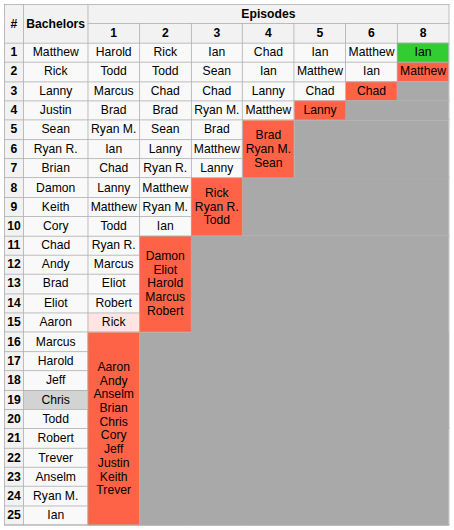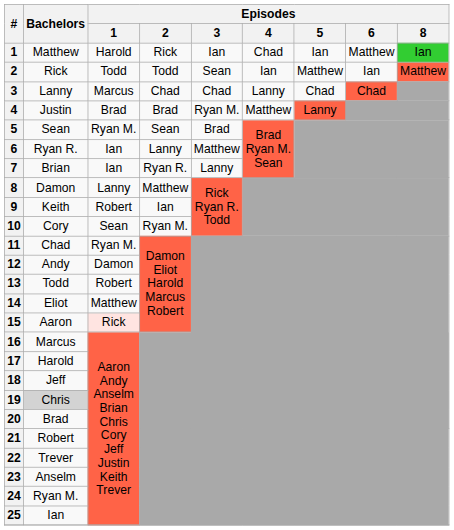(114, 168) Chad -> (114, 168) Ian
(114, 206) Matthew -> (114, 206) Robert
(165, 206) Ryan M. -> (165, 206) Ian
(114, 226) Todd -> (114, 226) Sean
(165, 226) Ian -> (165, 226) Ryan M.
(114, 245) Ryan R. -> (114, 245) Ryan M.
(114, 264) Marcus -> (114, 264) Damon
(56, 284) Brad -> (56, 284) Todd
(114, 284) Eliot -> (114, 284) Robert
(114, 303) Robert -> (114, 303) Matthew
(56, 419) Todd -> (56, 419) Brad
